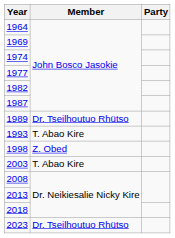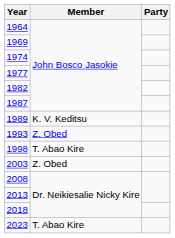(81, 118) Dr. Tseilhoutuo Rhütso -> (60, 118) K. V. Keditsu
(58, 133) T. Abao Kire -> (50, 133) Z. Obed
(50, 149) Z. Obed -> (58, 149) T. Abao Kire
(58, 164) T. Abao Kire -> (50, 164) Z. Obed
(81, 225) Dr. Tseilhoutuo Rhütso -> (58, 225) T. Abao Kire
